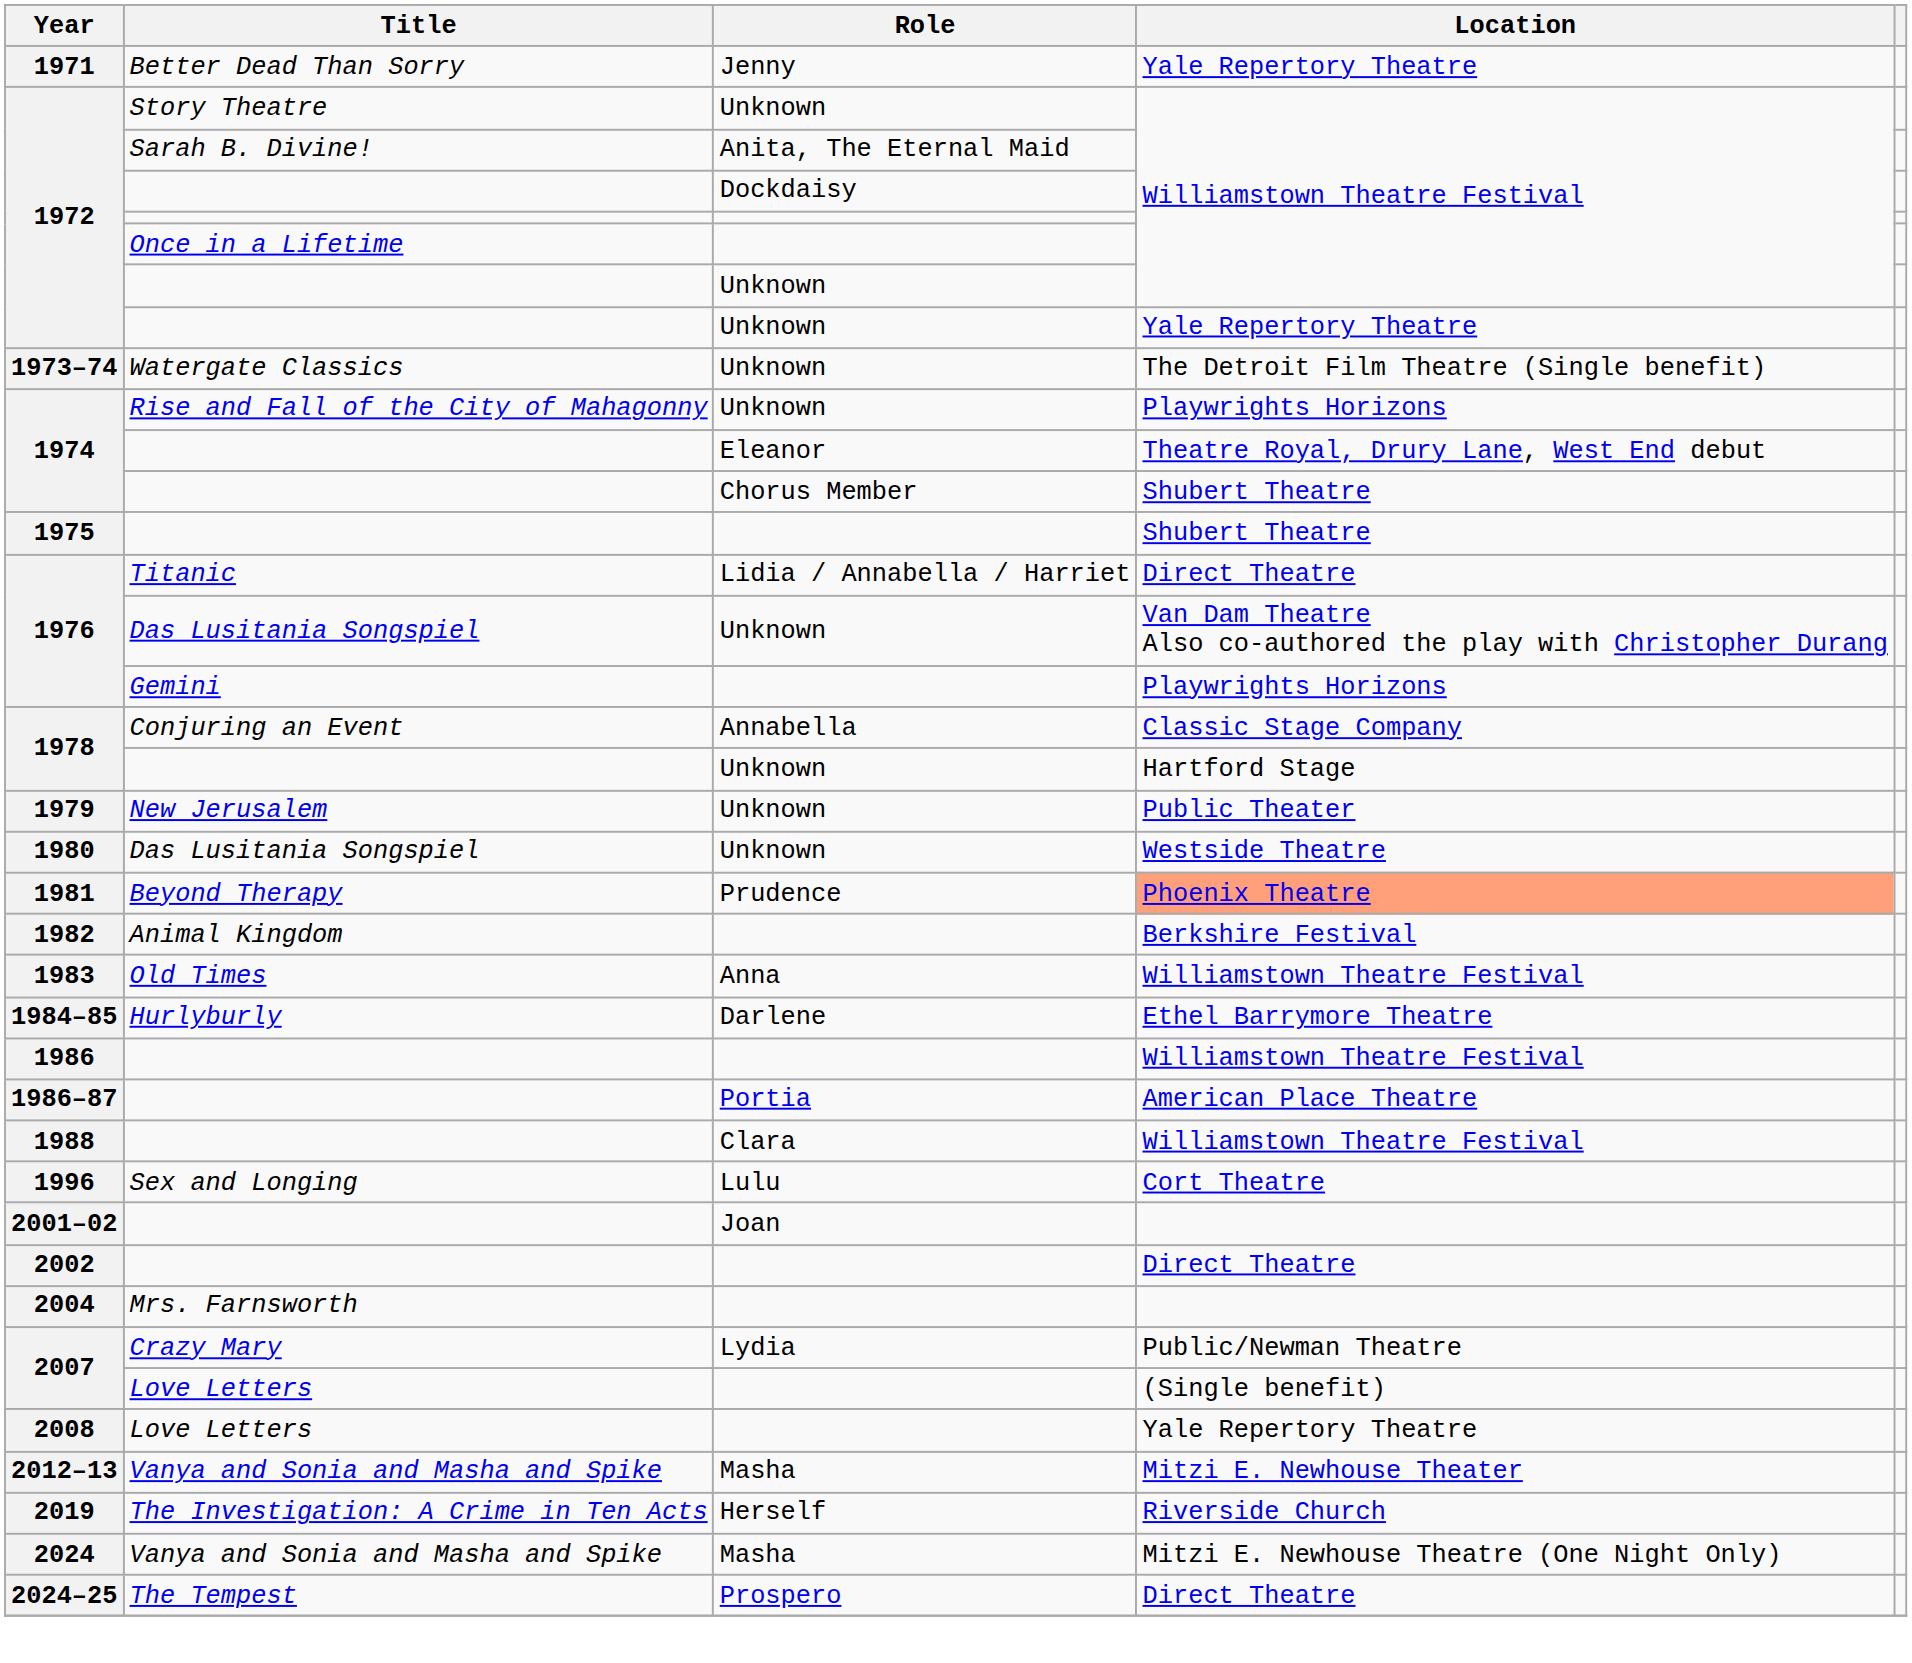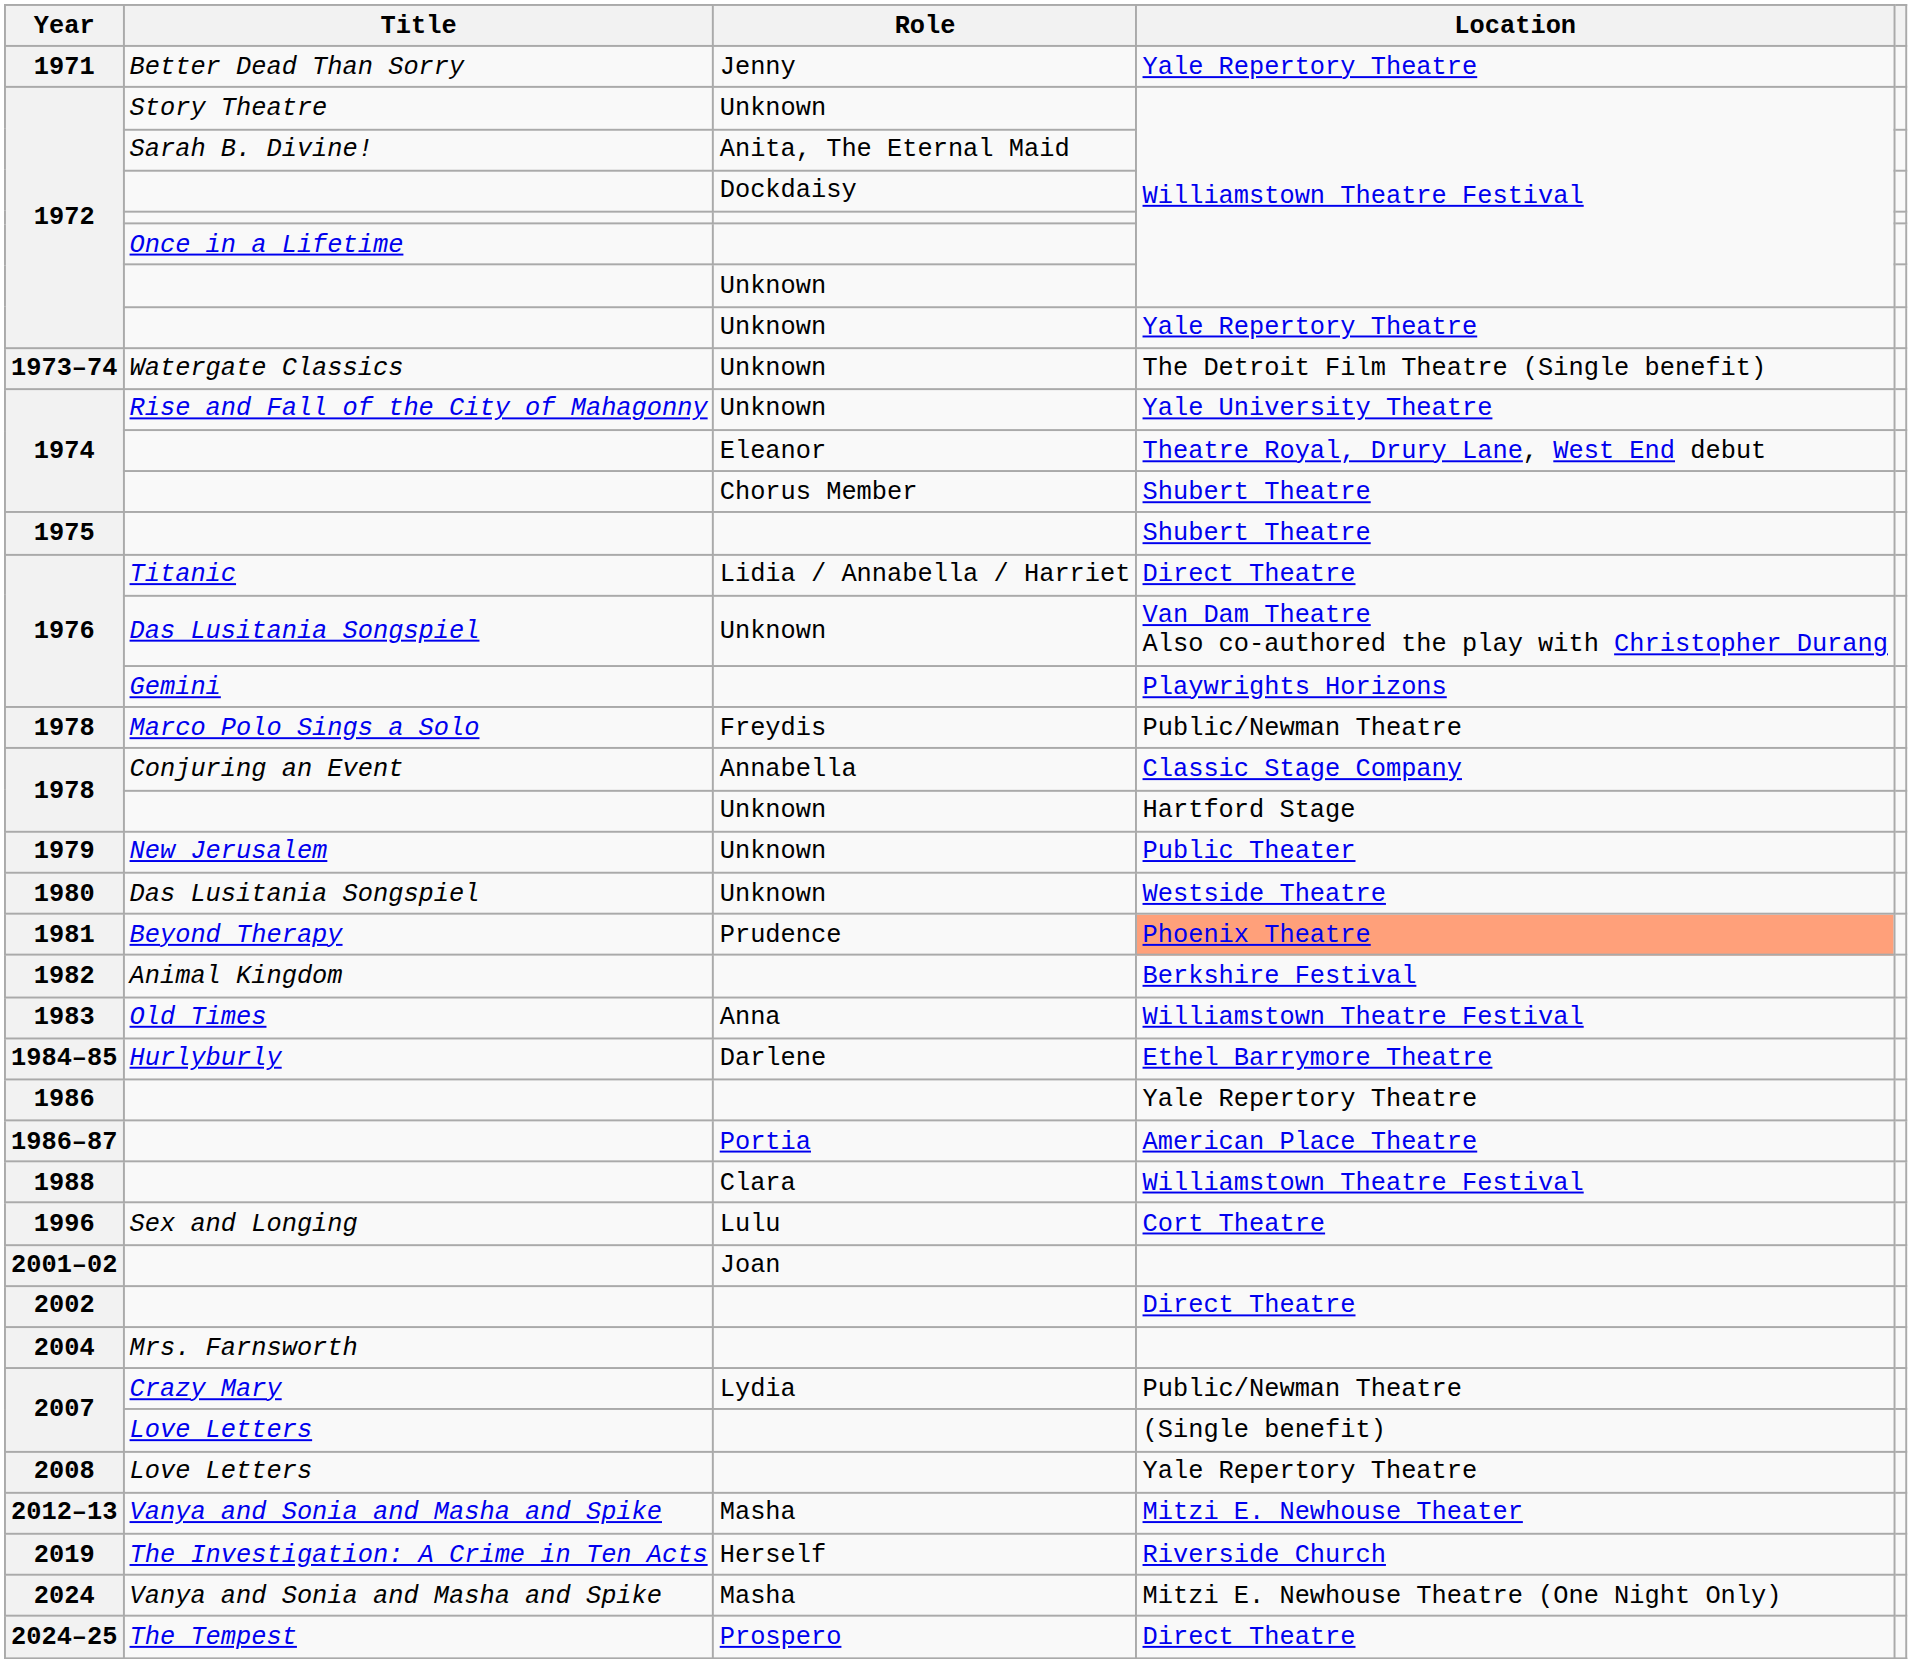(1295, 410) Playwrights Horizons -> (1317, 410) Yale University Theatre
+ row: (64, 728)
(1363, 1059) Williamstown Theatre Festival -> (1310, 1100) Yale Repertory Theatre
